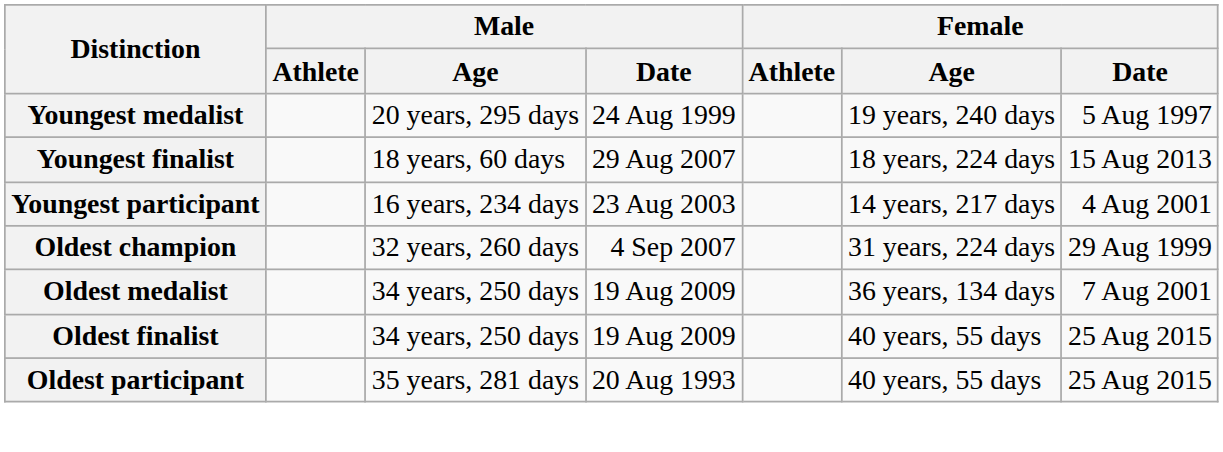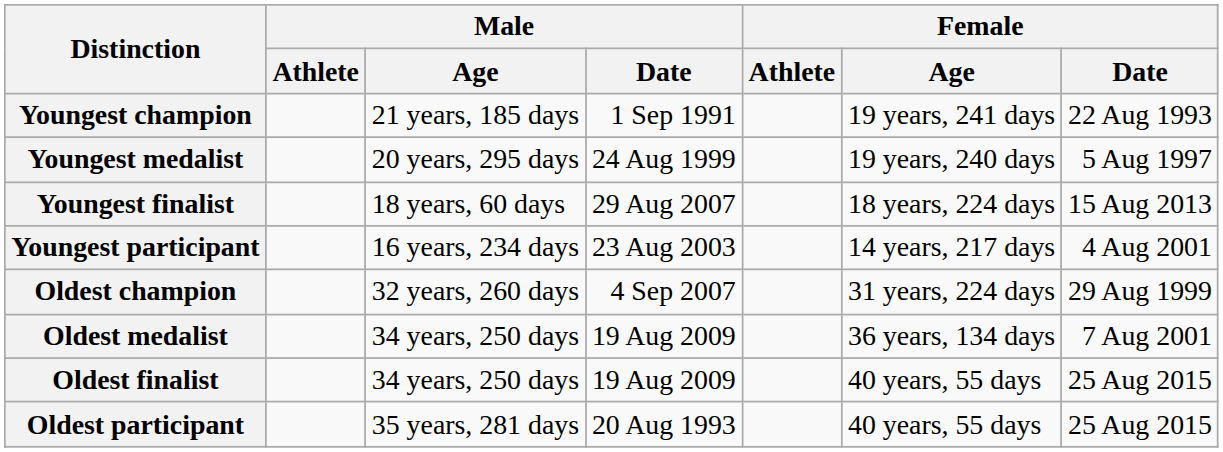+ row: (135, 114)
